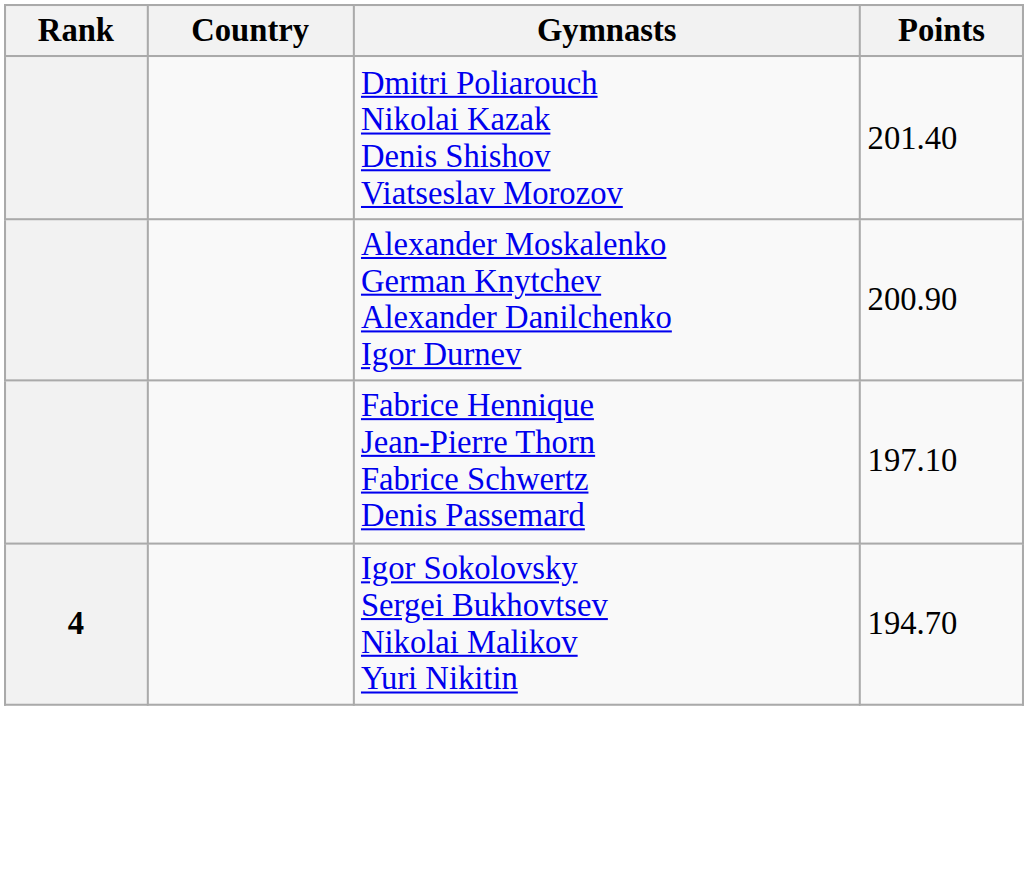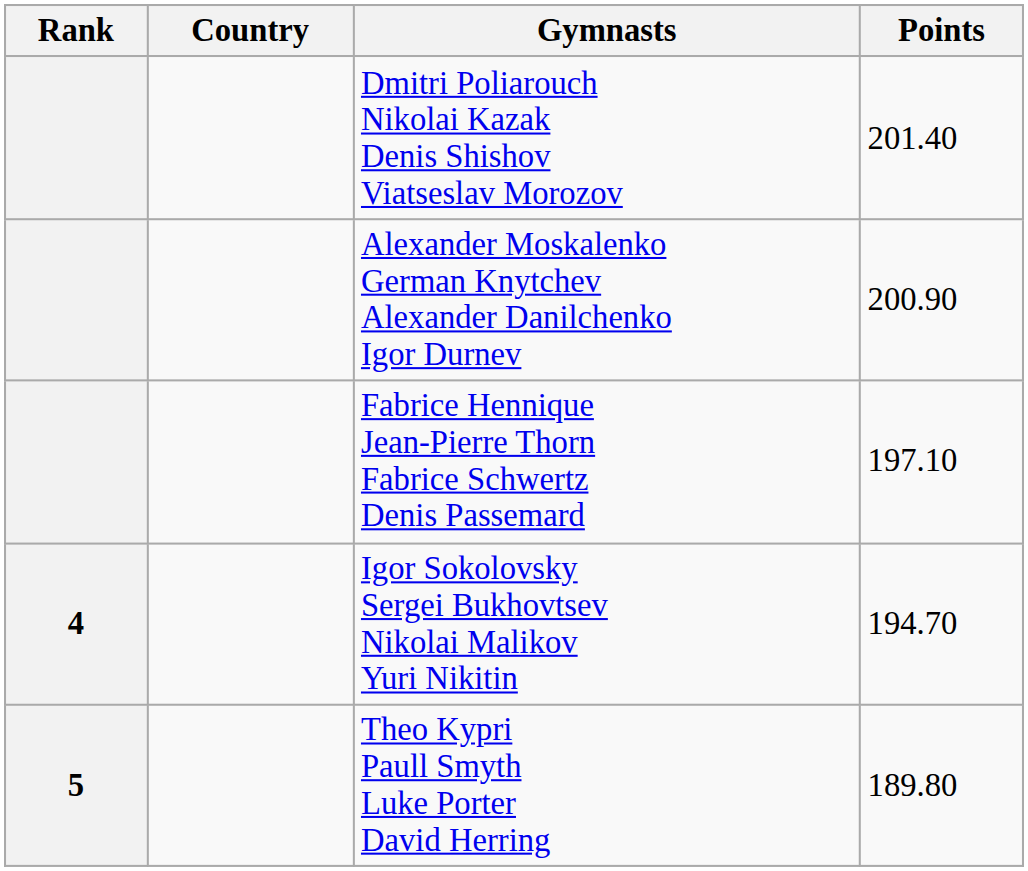+ row: (456, 784)
